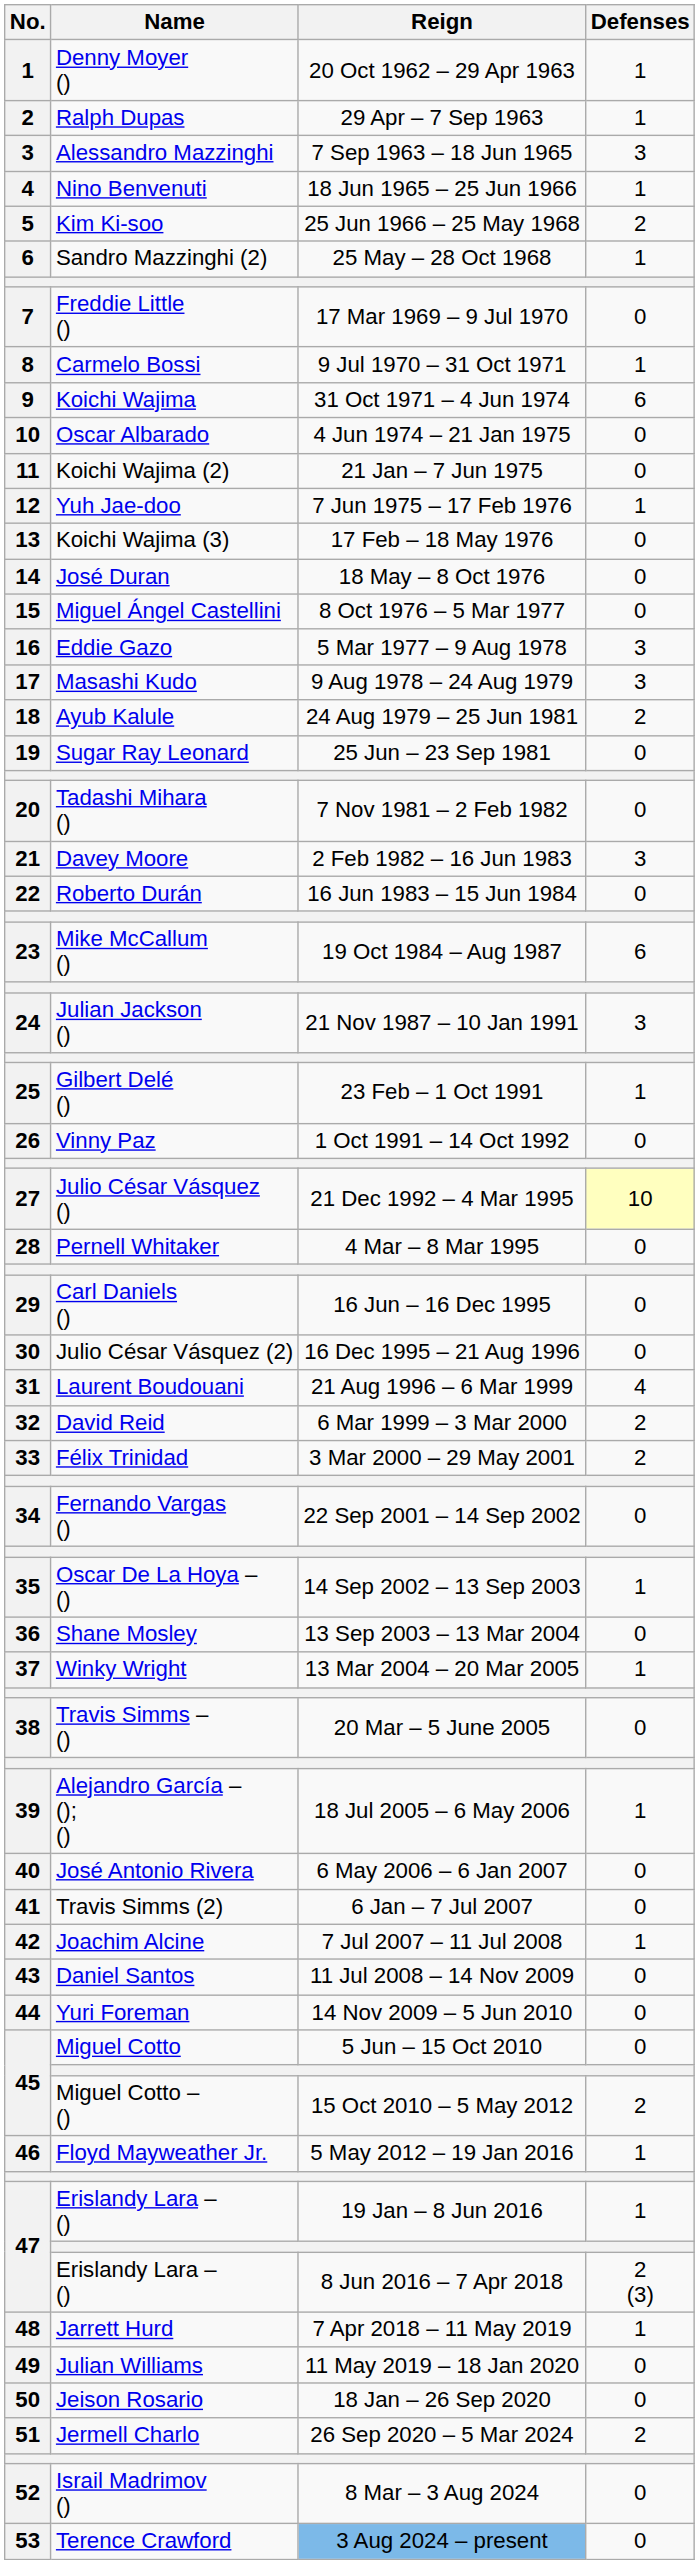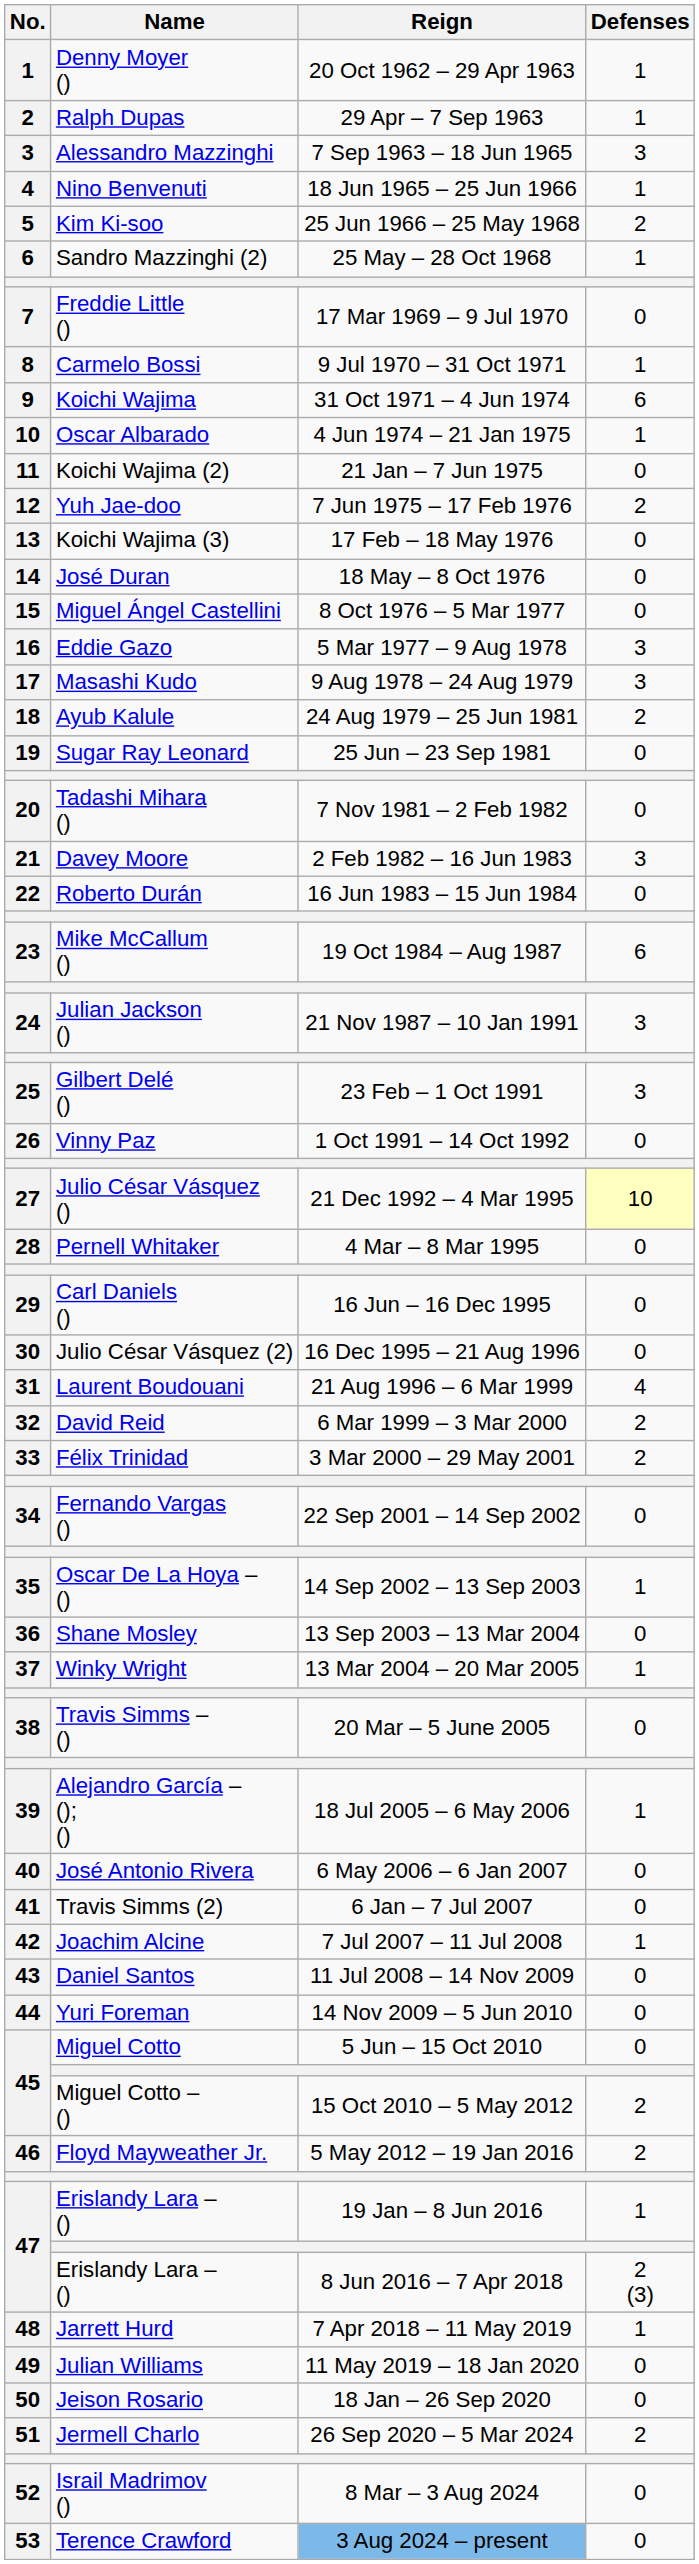(640, 435) 0 -> (640, 435) 1
(640, 505) 1 -> (640, 505) 2
(640, 1092) 1 -> (640, 1092) 3
(640, 2153) 1 -> (640, 2153) 2
